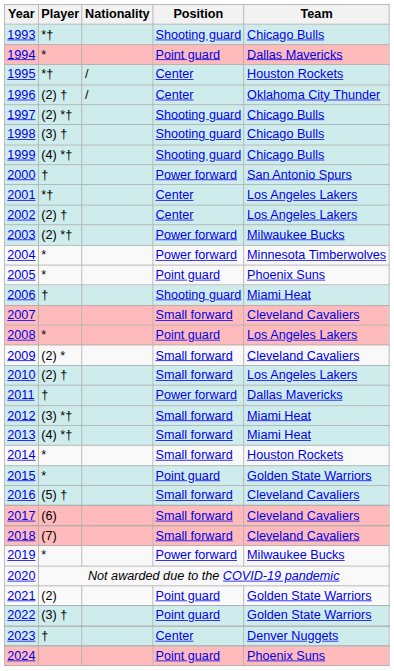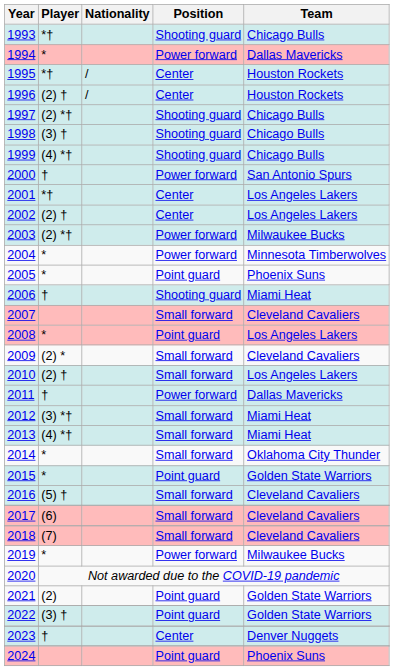(188, 54) Point guard -> (196, 54) Power forward
(314, 94) Oklahoma City Thunder -> (295, 94) Houston Rockets
(295, 455) Houston Rockets -> (314, 455) Oklahoma City Thunder
